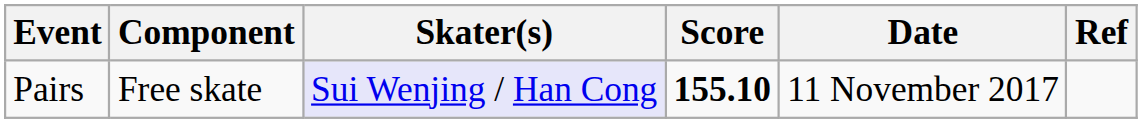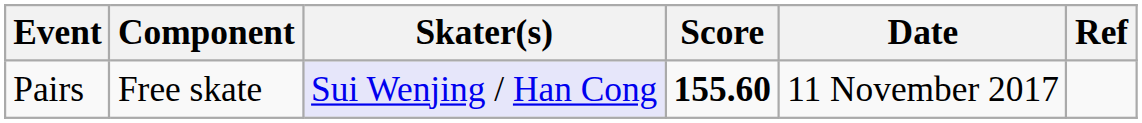(722, 88) 155.10 -> (722, 88) 155.60
